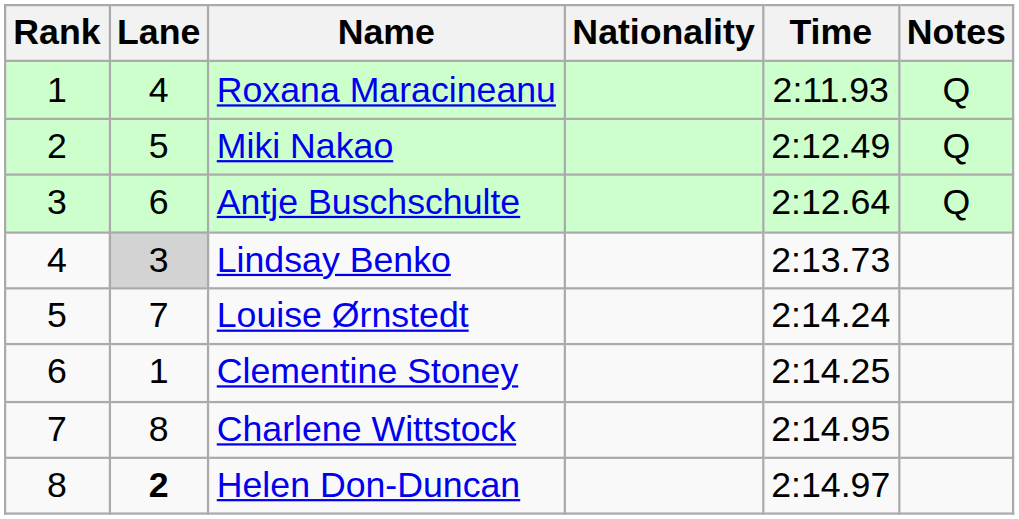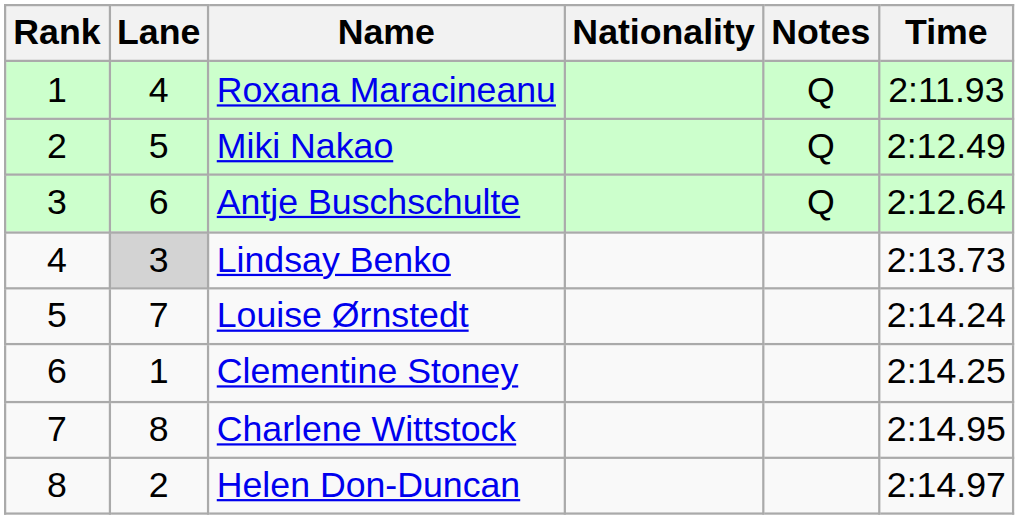columns swapped: (831, 32) <-> (956, 32)
(159, 485) bold -> (159, 485) normal
